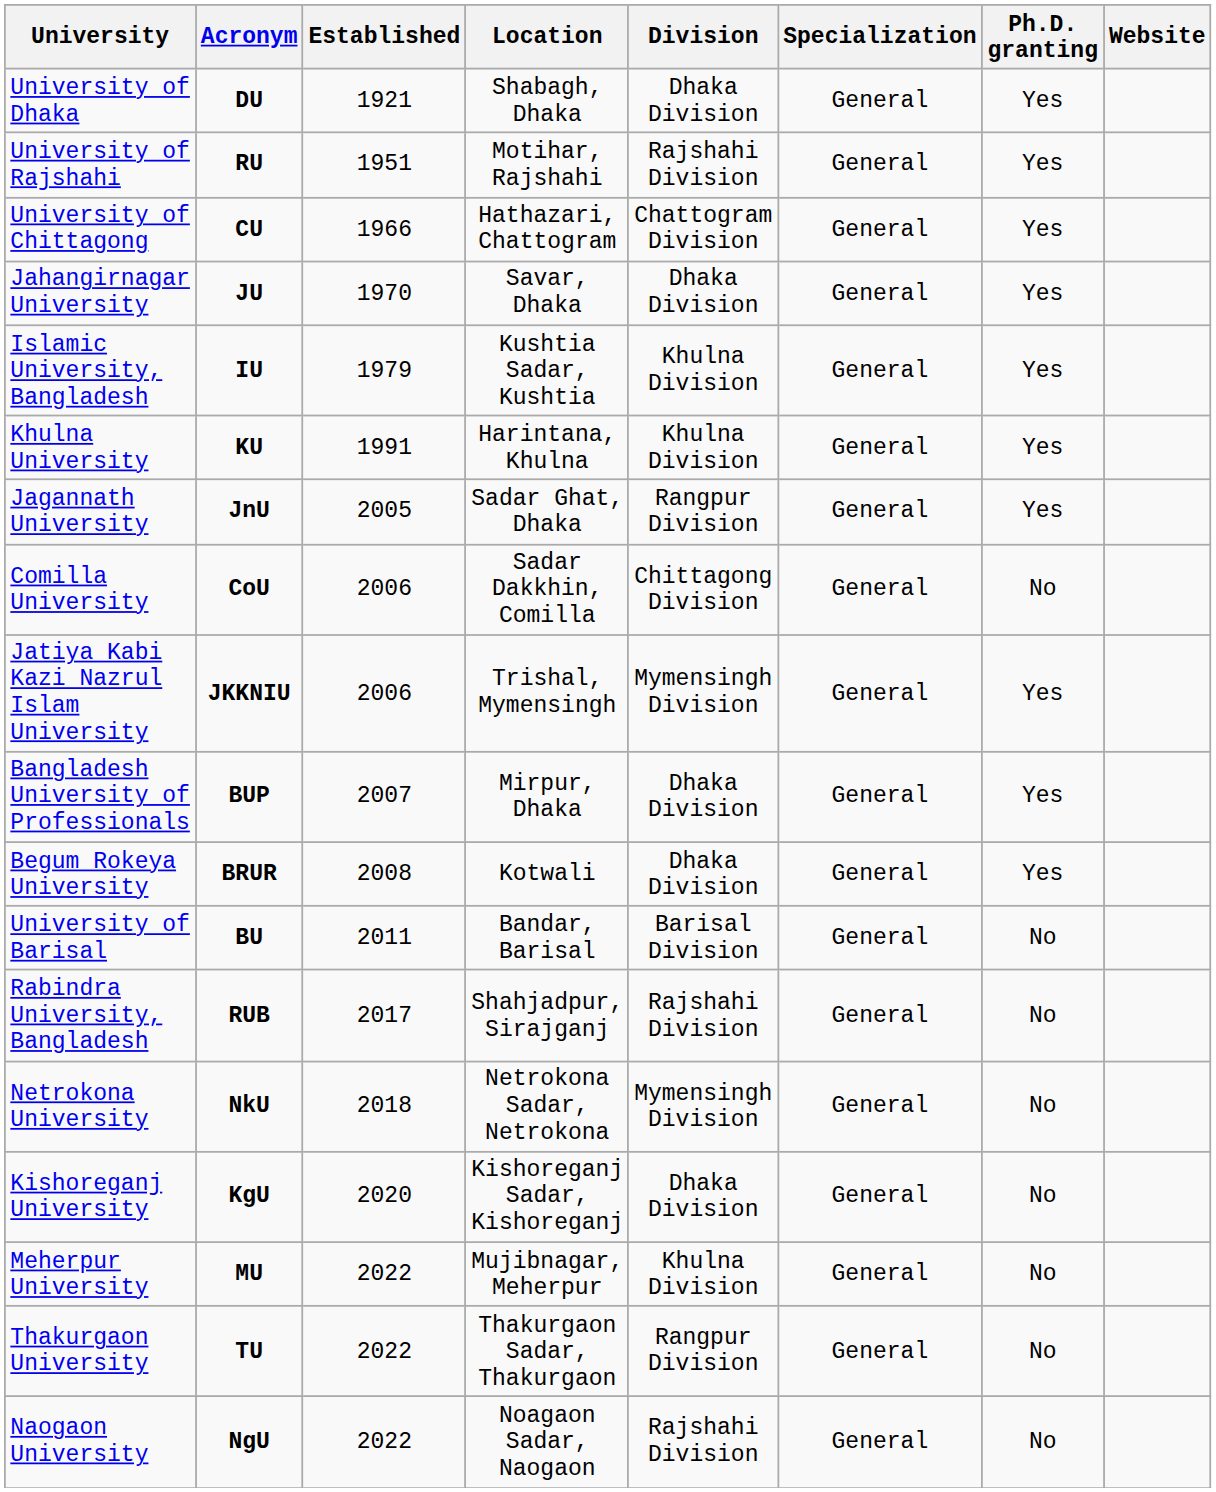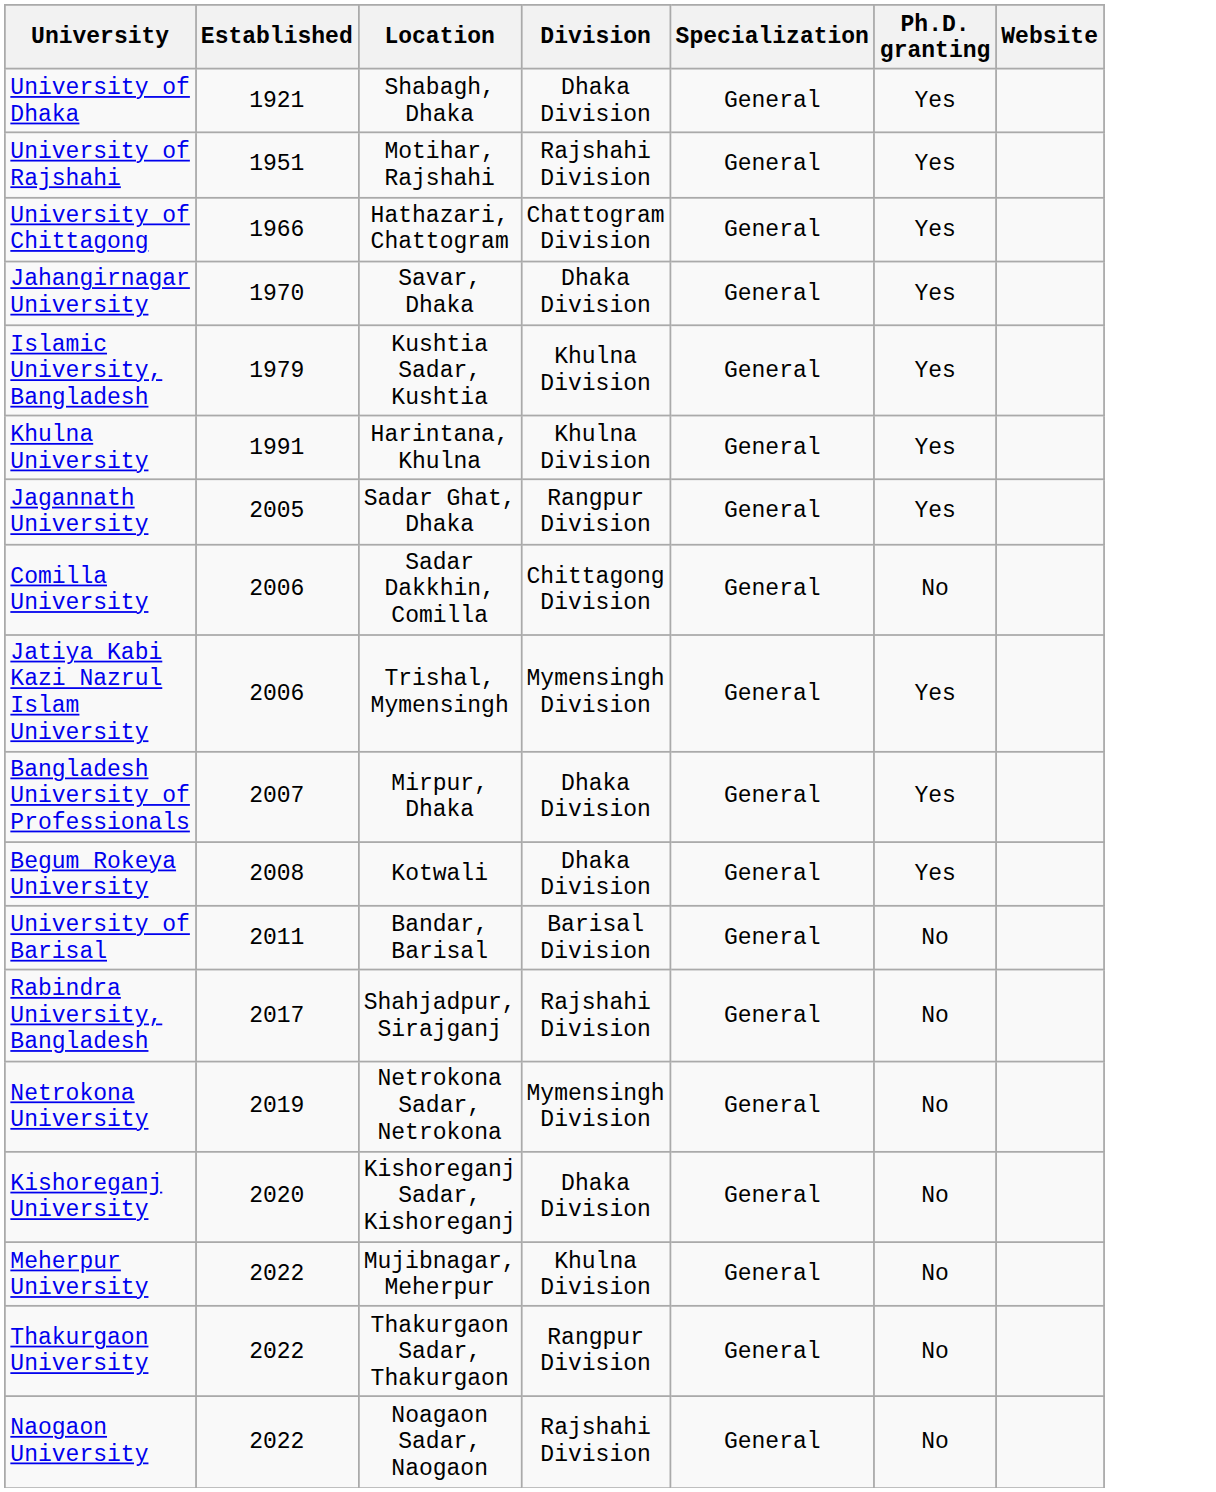- column: (249, 37)
(384, 1106) 2018 -> (277, 1106) 2019
